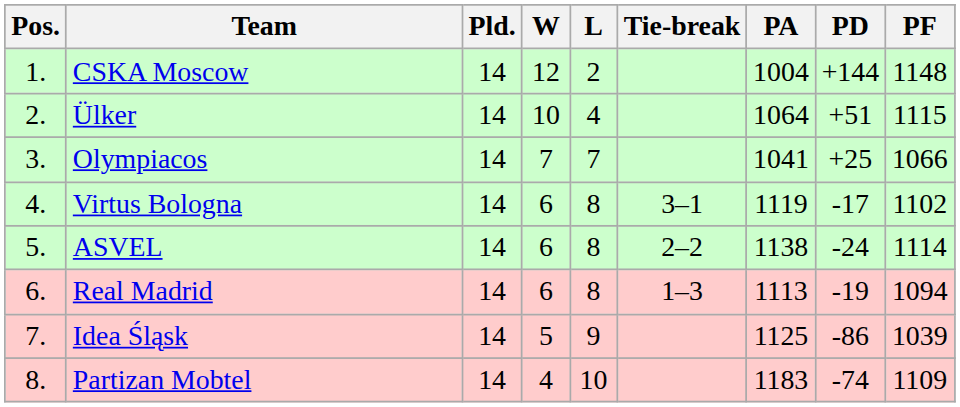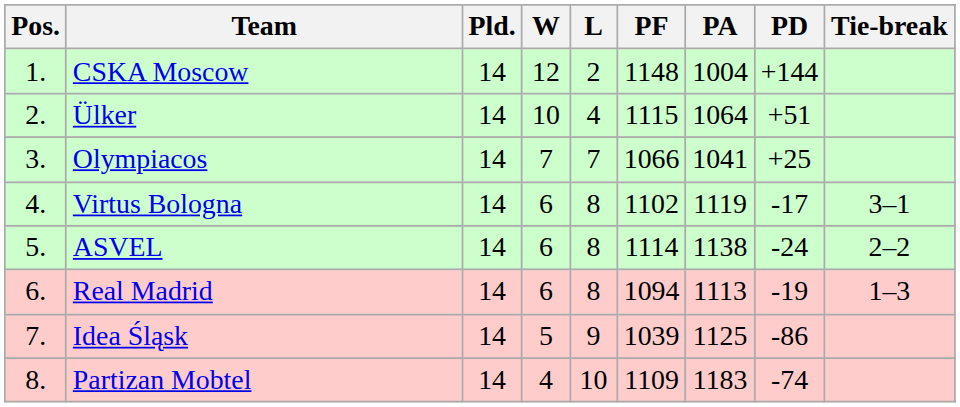columns swapped: (920, 26) <-> (682, 26)
